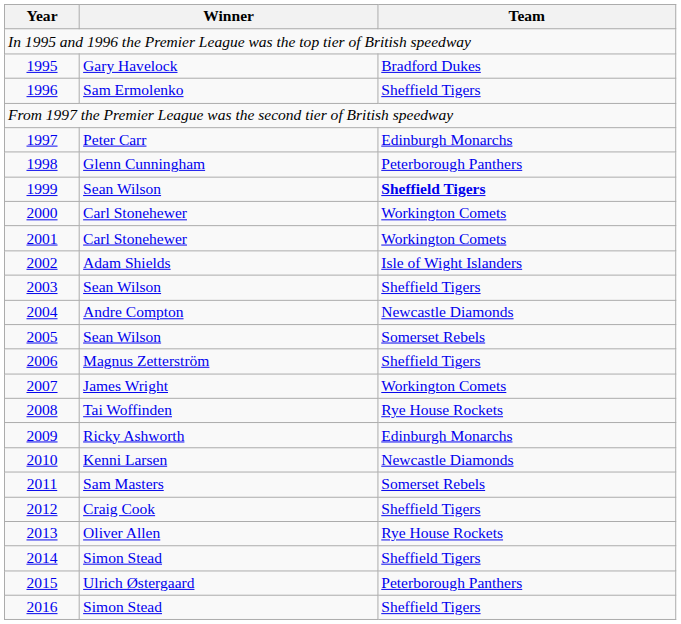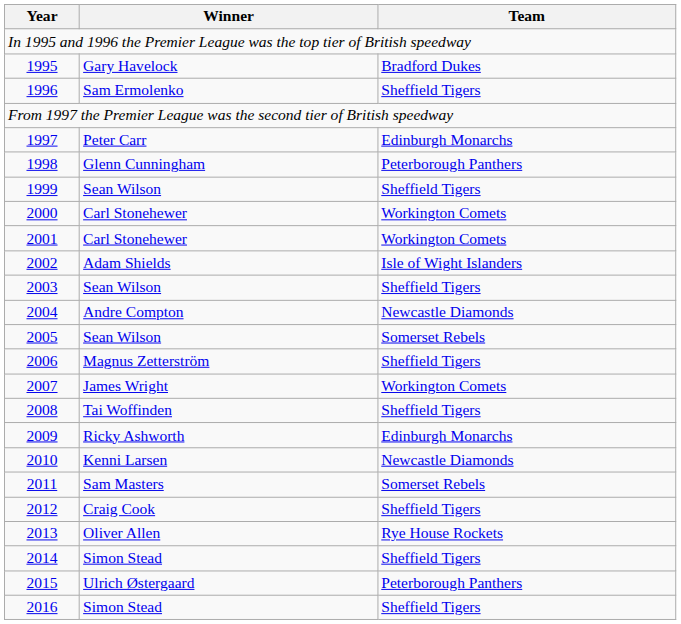(433, 189) bold -> (431, 189) normal
(442, 410) Rye House Rockets -> (431, 410) Sheffield Tigers
